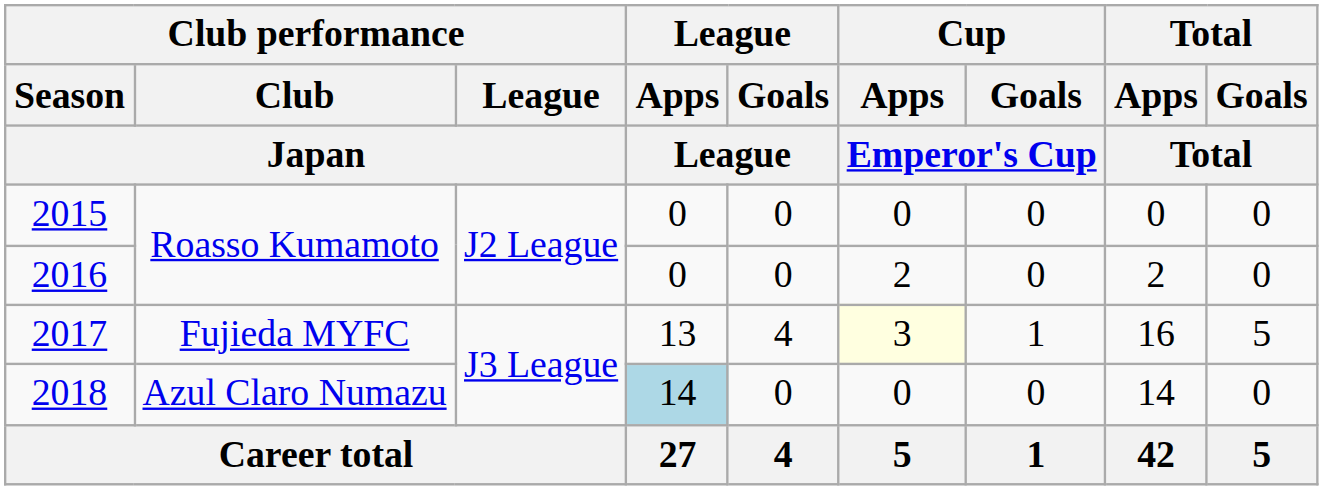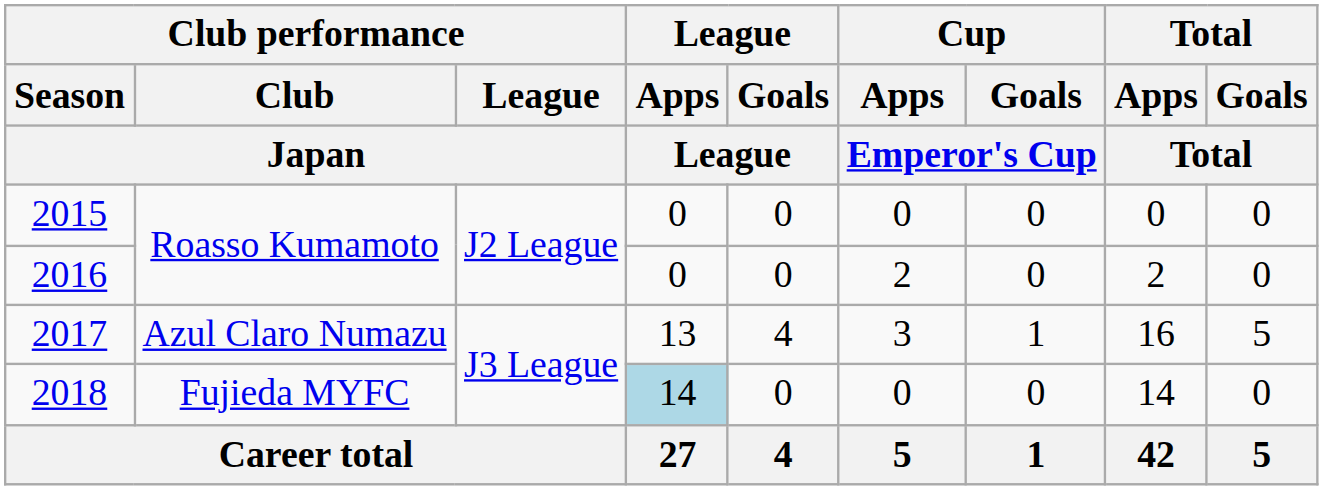(295, 333) Fujieda MYFC -> (295, 333) Azul Claro Numazu
(902, 333) lightyellow background -> (902, 333) no background
(295, 393) Azul Claro Numazu -> (295, 393) Fujieda MYFC
